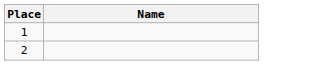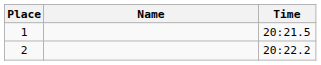+ column: (287, 14)
